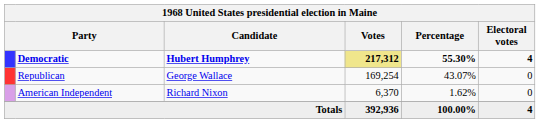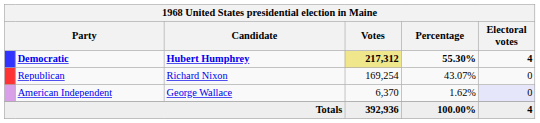(199, 76) George Wallace -> (197, 76) Richard Nixon
(197, 93) Richard Nixon -> (199, 93) George Wallace
(530, 93) no background -> (530, 93) lavender background
